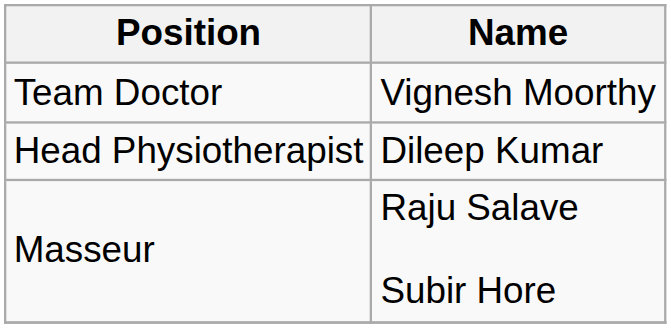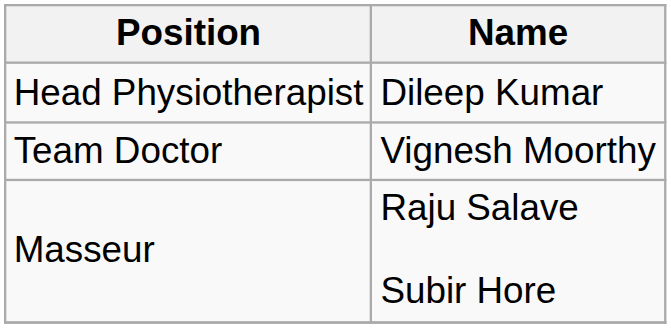rows swapped: (118, 92) <-> (189, 150)
